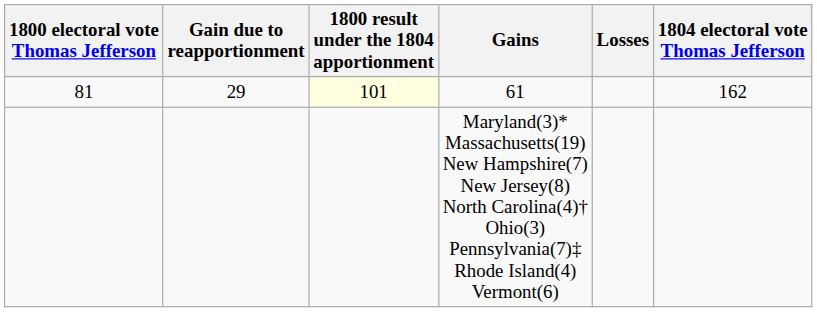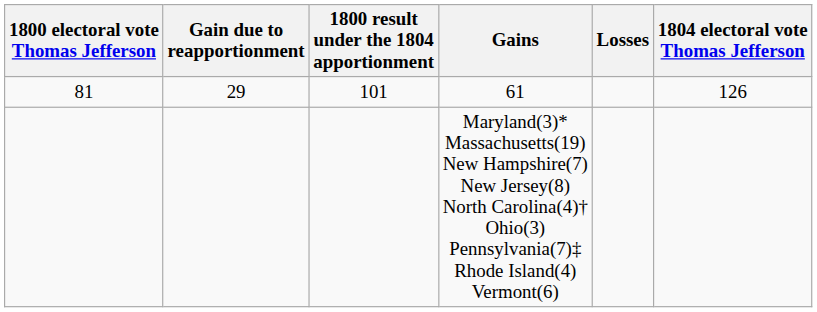(374, 91) lightyellow background -> (374, 91) no background
(733, 91) 162 -> (733, 91) 126
